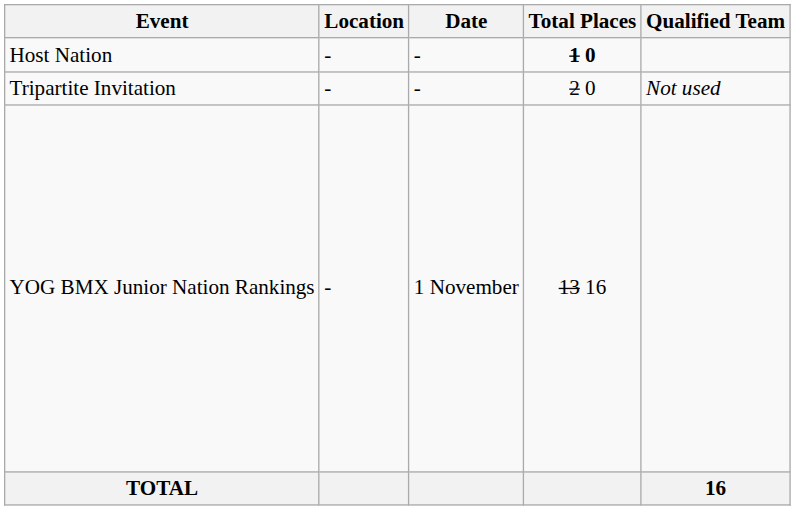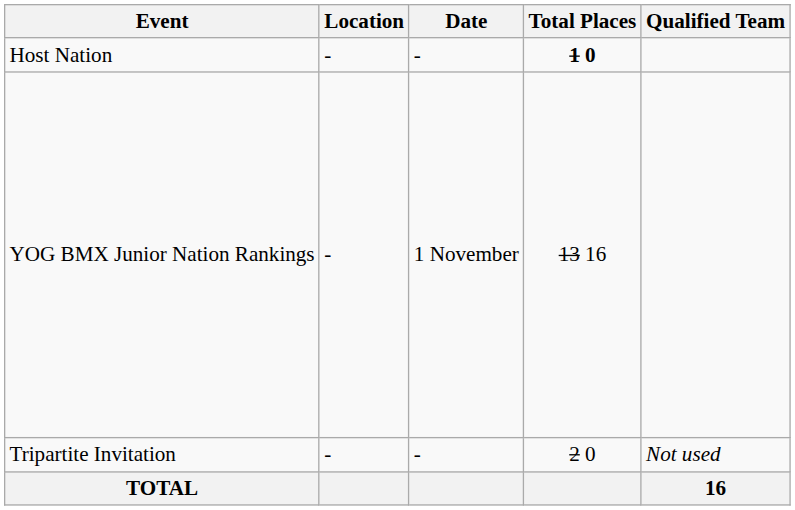rows swapped: (162, 288) <-> (93, 88)
